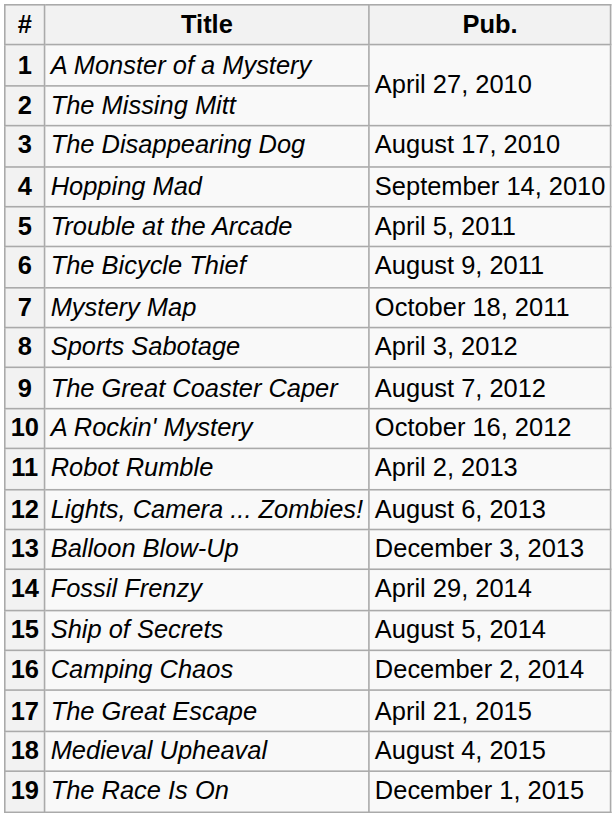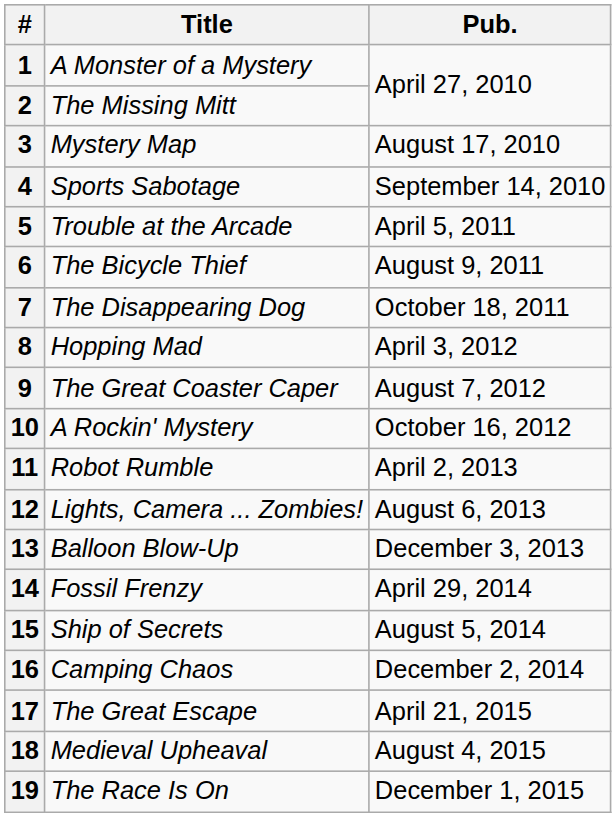(178, 145) The Disappearing Dog -> (123, 145) Mystery Map
(126, 186) Hopping Mad -> (145, 186) Sports Sabotage
(123, 307) Mystery Map -> (178, 307) The Disappearing Dog
(145, 347) Sports Sabotage -> (126, 347) Hopping Mad
